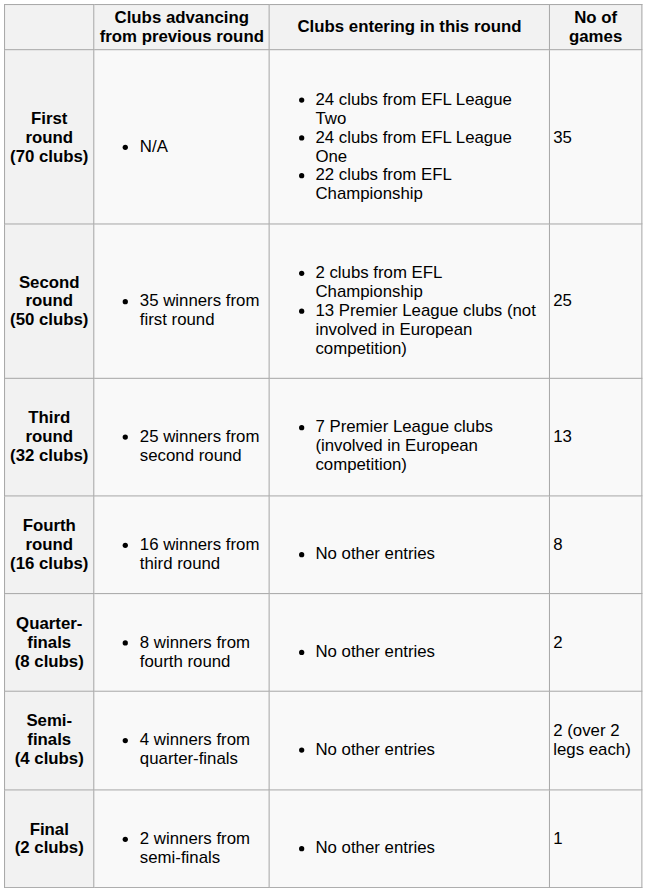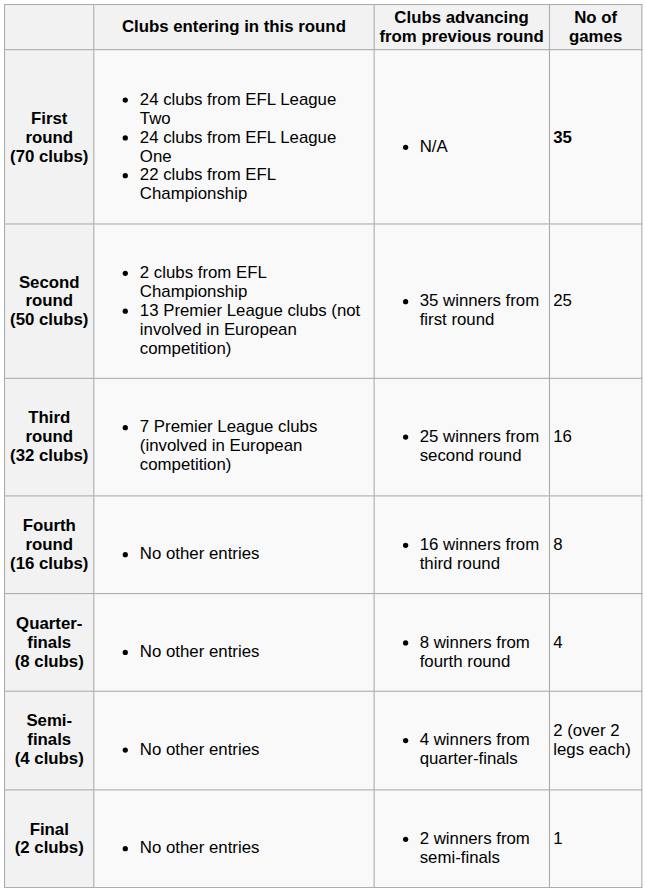columns swapped: (409, 27) <-> (182, 27)
(563, 136) normal -> (563, 136) bold
(563, 436) 13 -> (563, 436) 16
(558, 642) 2 -> (558, 642) 4
